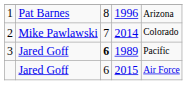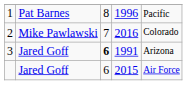(158, 13) Arizona -> (156, 13) Pacific
(126, 32) 2014 -> (126, 32) 2016
(126, 51) 1989 -> (126, 51) 1991
(156, 51) Pacific -> (158, 51) Arizona
